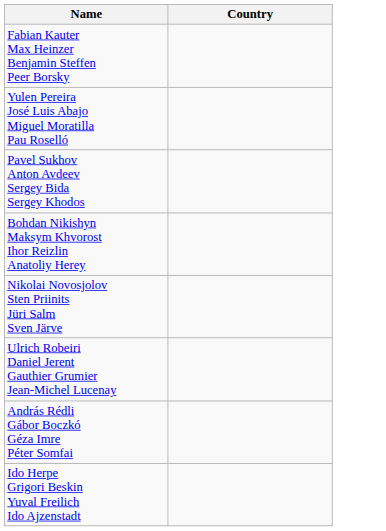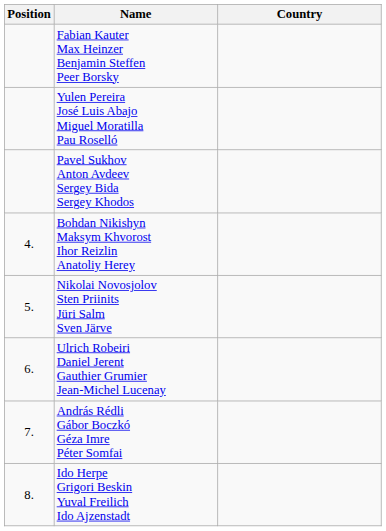+ column: (29, 14)
